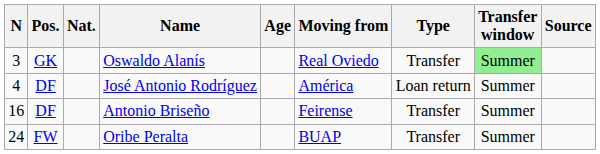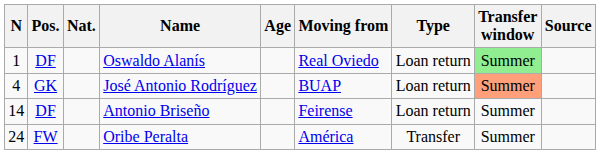(16, 60) 3 -> (16, 60) 1
(46, 60) GK -> (46, 60) DF
(433, 60) Transfer -> (433, 60) Loan return
(46, 85) DF -> (46, 85) GK
(326, 85) América -> (320, 85) BUAP
(508, 85) no background -> (508, 85) lightsalmon background
(16, 111) 16 -> (16, 111) 14
(433, 111) Transfer -> (433, 111) Loan return
(320, 136) BUAP -> (326, 136) América
